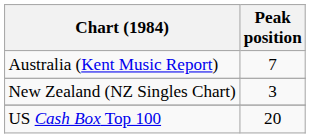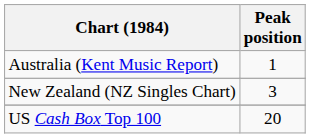(273, 64) 7 -> (273, 64) 1
